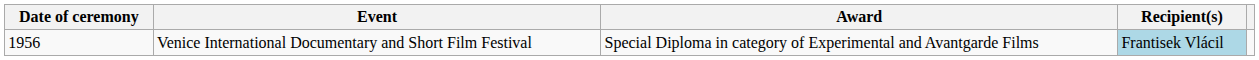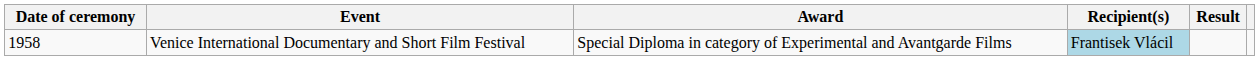+ column: (1218, 17)
(24, 42) 1956 -> (24, 42) 1958
